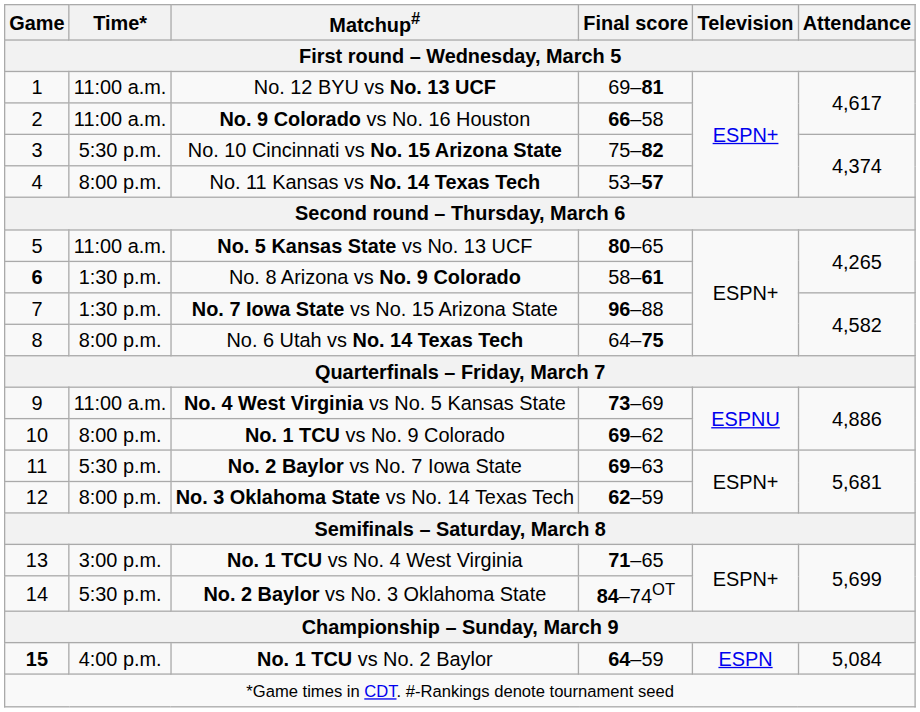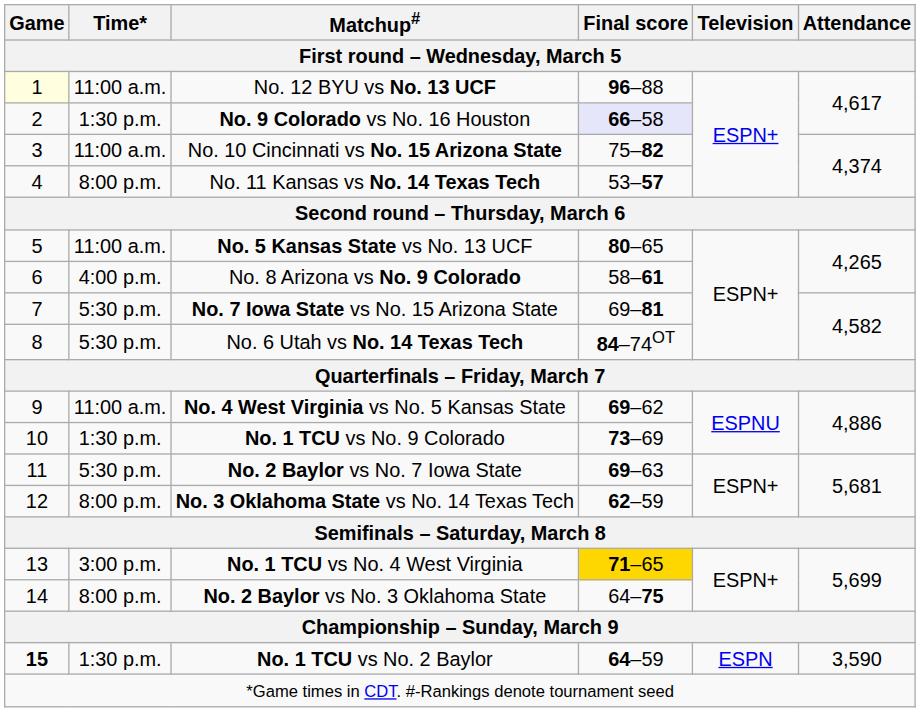(37, 88) no background -> (37, 88) lightyellow background
(636, 88) 69–81 -> (636, 88) 96–88
(120, 119) 11:00 a.m. -> (120, 119) 1:30 p.m.
(636, 119) no background -> (636, 119) lavender background
(120, 151) 5:30 p.m. -> (120, 151) 11:00 a.m.
(37, 277) bold -> (37, 277) normal
(120, 277) 1:30 p.m. -> (120, 277) 4:00 p.m.
(120, 308) 1:30 p.m. -> (120, 308) 5:30 p.m.
(636, 308) 96–88 -> (636, 308) 69–81
(120, 340) 8:00 p.m. -> (120, 342) 5:30 p.m.
(636, 340) 64–75 -> (636, 342) 84–74OT
(636, 403) 73–69 -> (636, 407) 69–62
(120, 434) 8:00 p.m. -> (120, 438) 1:30 p.m.
(636, 434) 69–62 -> (636, 438) 73–69
(636, 560) no background -> (636, 564) gold background
(120, 594) 5:30 p.m. -> (120, 596) 8:00 p.m.
(636, 594) 84–74OT -> (636, 596) 64–75
(120, 659) 4:00 p.m. -> (120, 659) 1:30 p.m.
(857, 659) 5,084 -> (857, 659) 3,590
